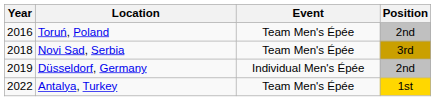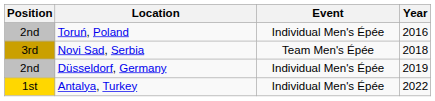columns swapped: (20, 13) <-> (405, 13)
(308, 31) Team Men's Épée -> (328, 31) Individual Men's Épée
(308, 86) Team Men's Épée -> (328, 86) Individual Men's Épée
